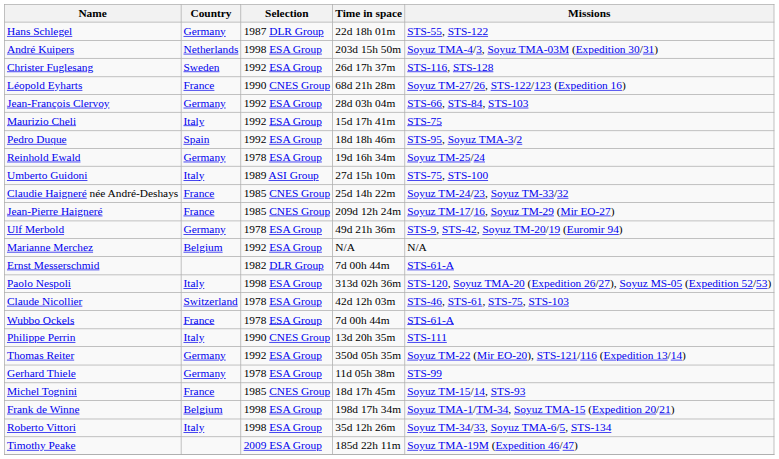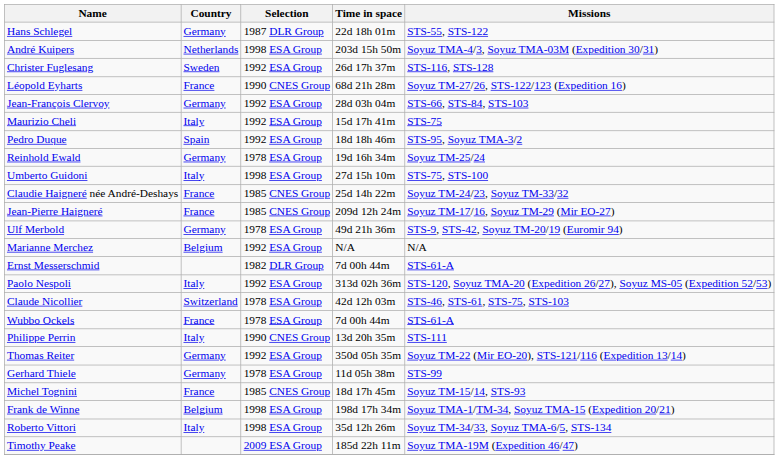(281, 175) 1989 ASI Group -> (283, 175) 1998 ESA Group
(283, 283) 1998 ESA Group -> (283, 283) 1992 ESA Group
